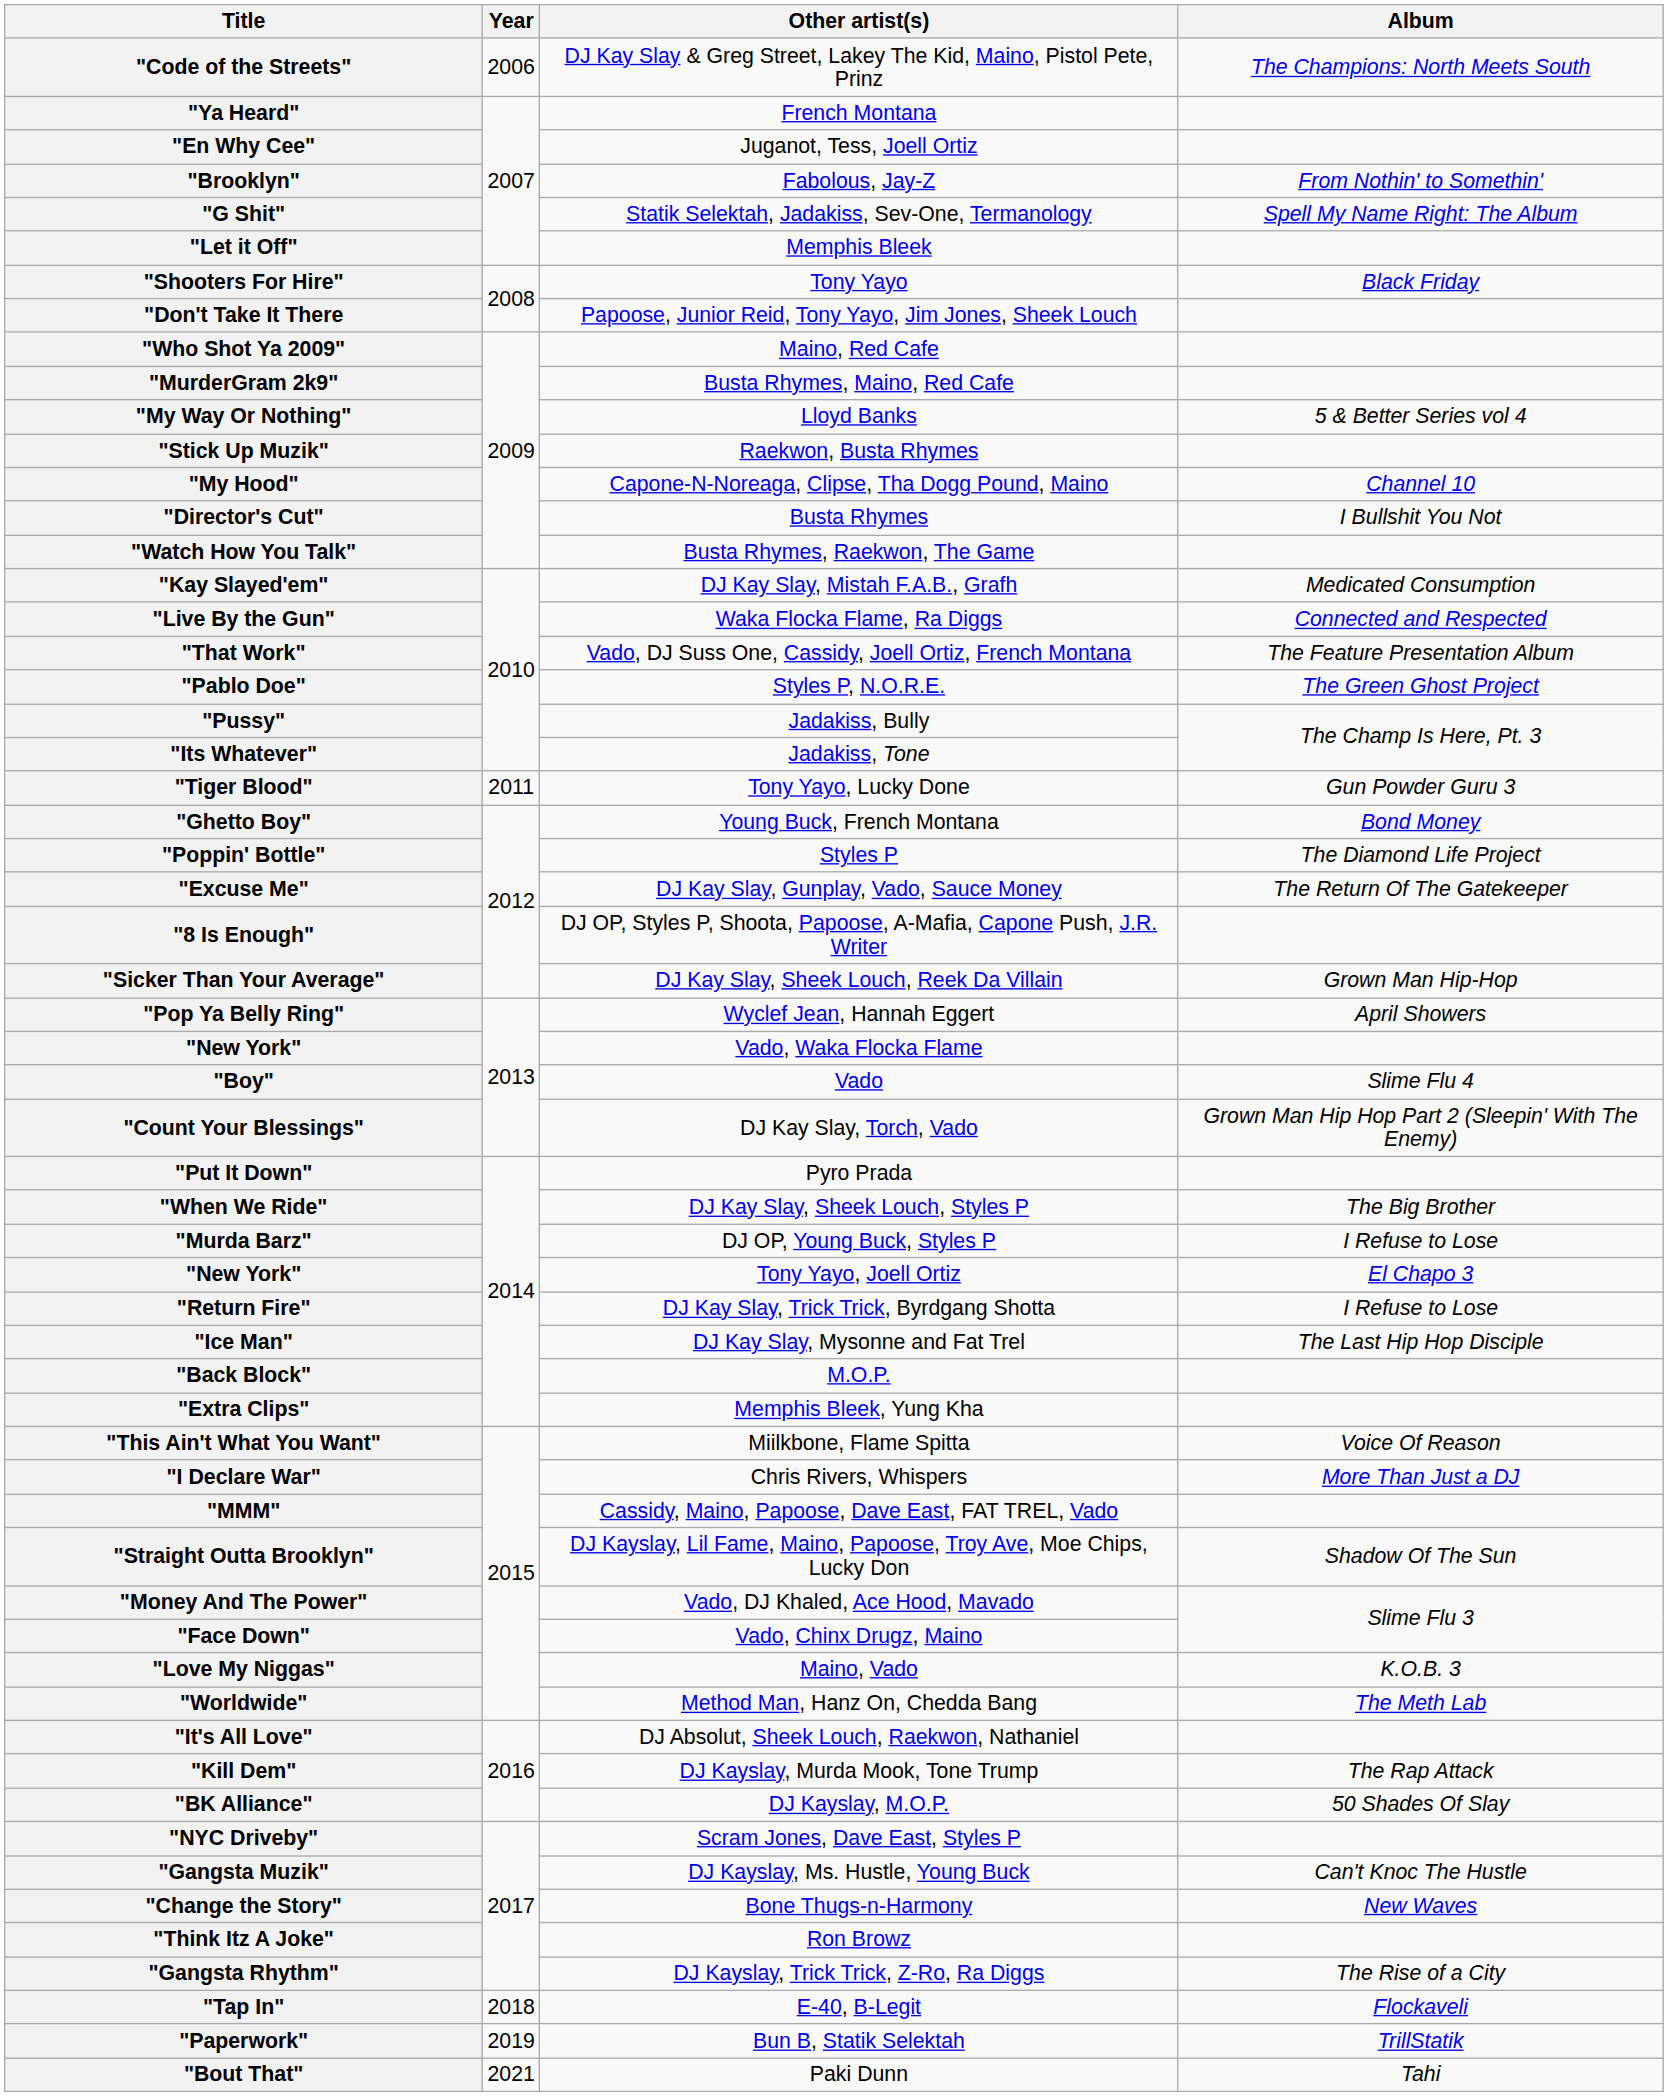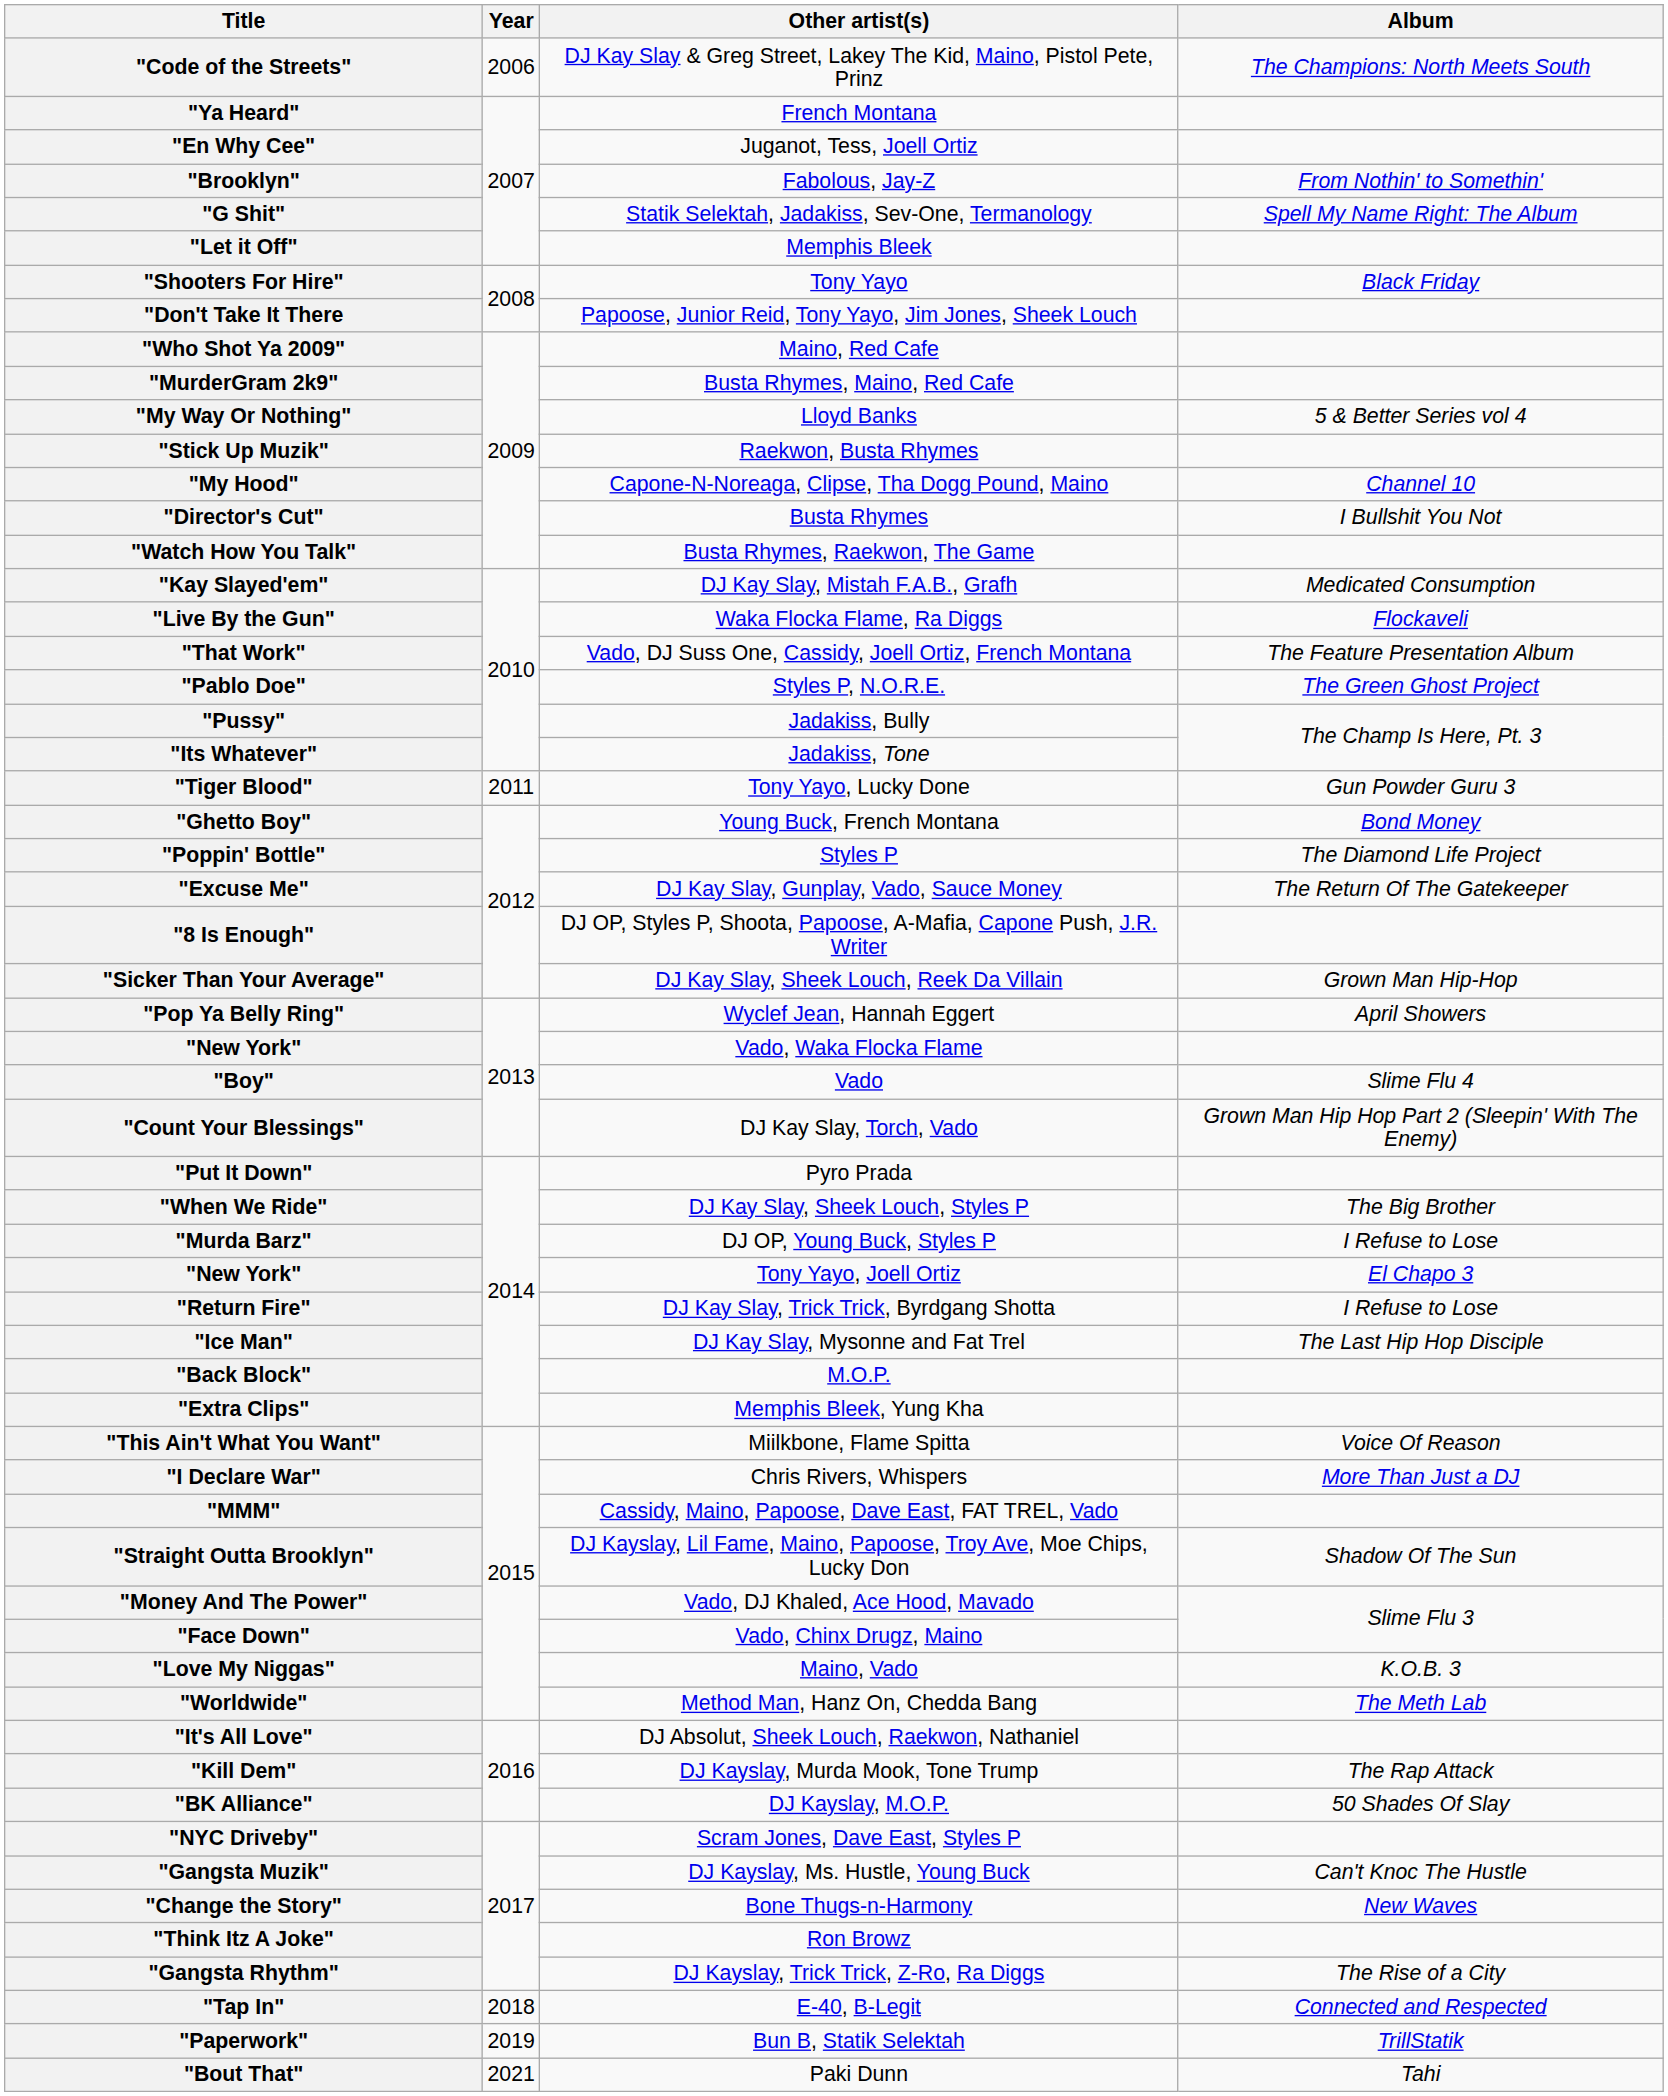(1421, 619) Connected and Respected -> (1421, 619) Flockaveli
(1421, 2007) Flockaveli -> (1421, 2007) Connected and Respected
